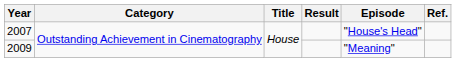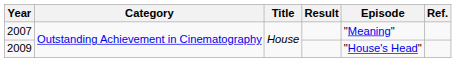(383, 31) "House's Head" -> (369, 31) "Meaning"
(369, 48) "Meaning" -> (383, 48) "House's Head"
